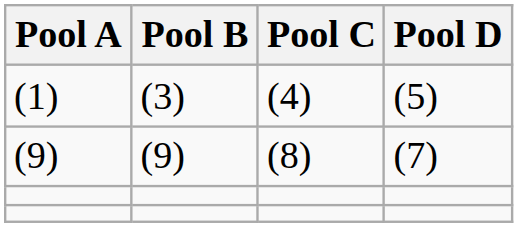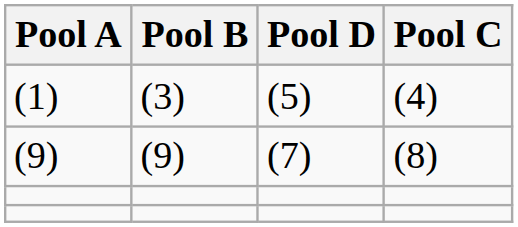columns swapped: (321, 34) <-> (448, 34)
